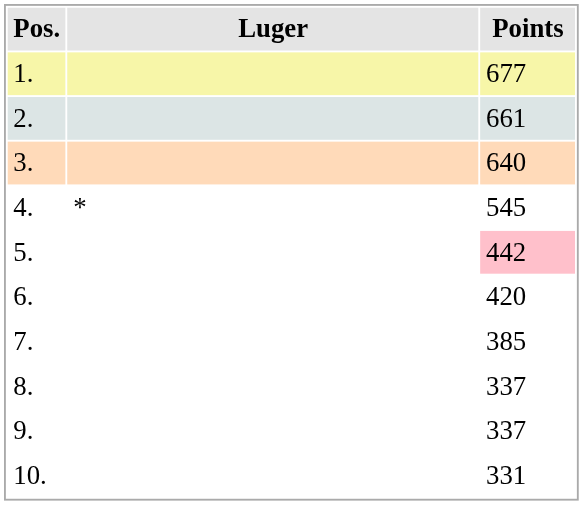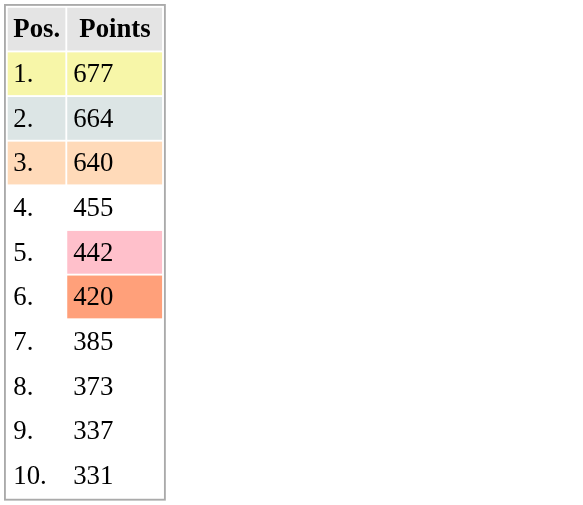- column: (273, 28)
(506, 117) 661 -> (93, 117) 664
(506, 207) 545 -> (93, 207) 455
(506, 296) no background -> (93, 296) lightsalmon background
(506, 385) 337 -> (93, 385) 373
